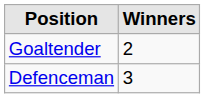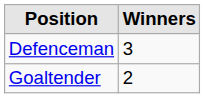rows swapped: (61, 78) <-> (55, 48)
